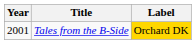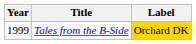(18, 30) 2001 -> (18, 30) 1999
